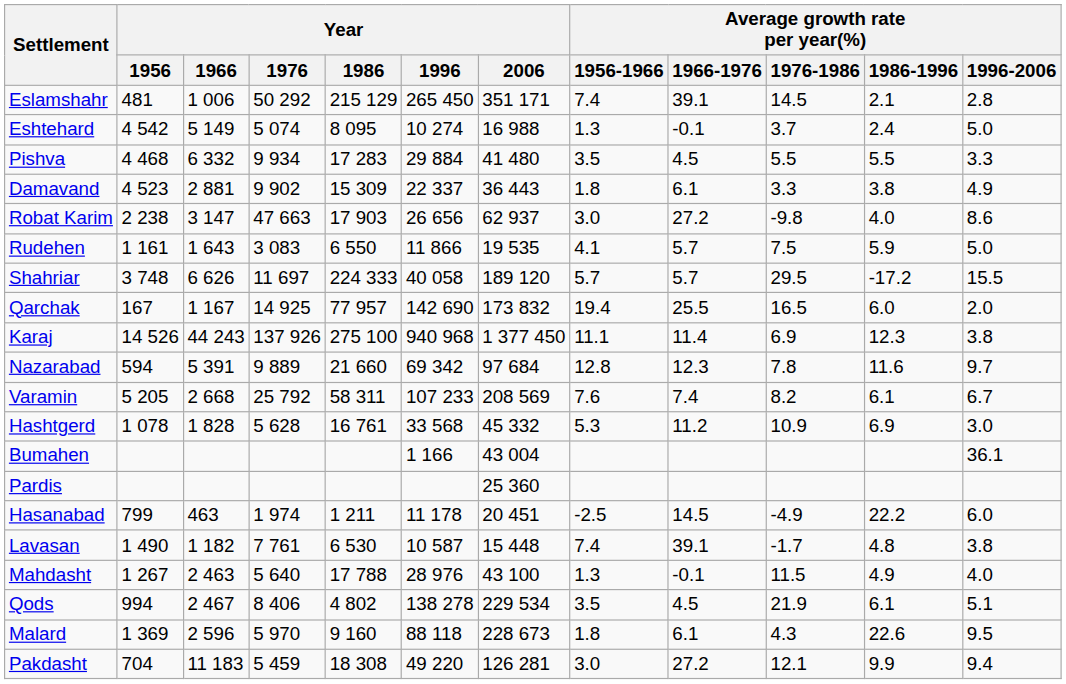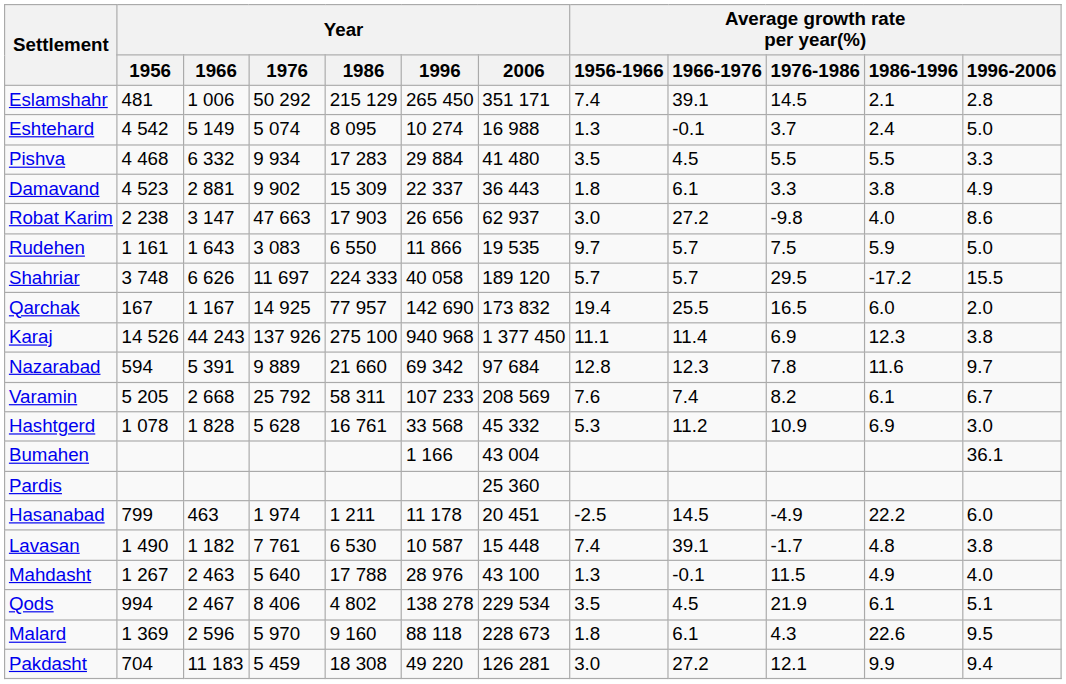(587, 248) 4.1 -> (587, 248) 9.7
